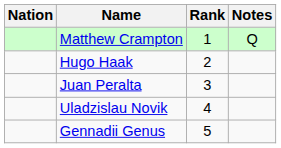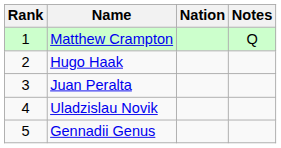columns swapped: (207, 16) <-> (30, 16)
